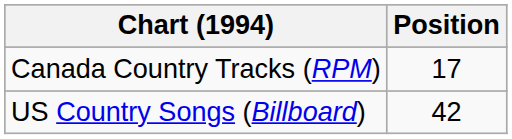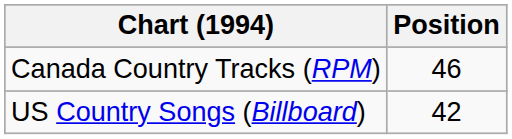(447, 68) 17 -> (447, 68) 46
